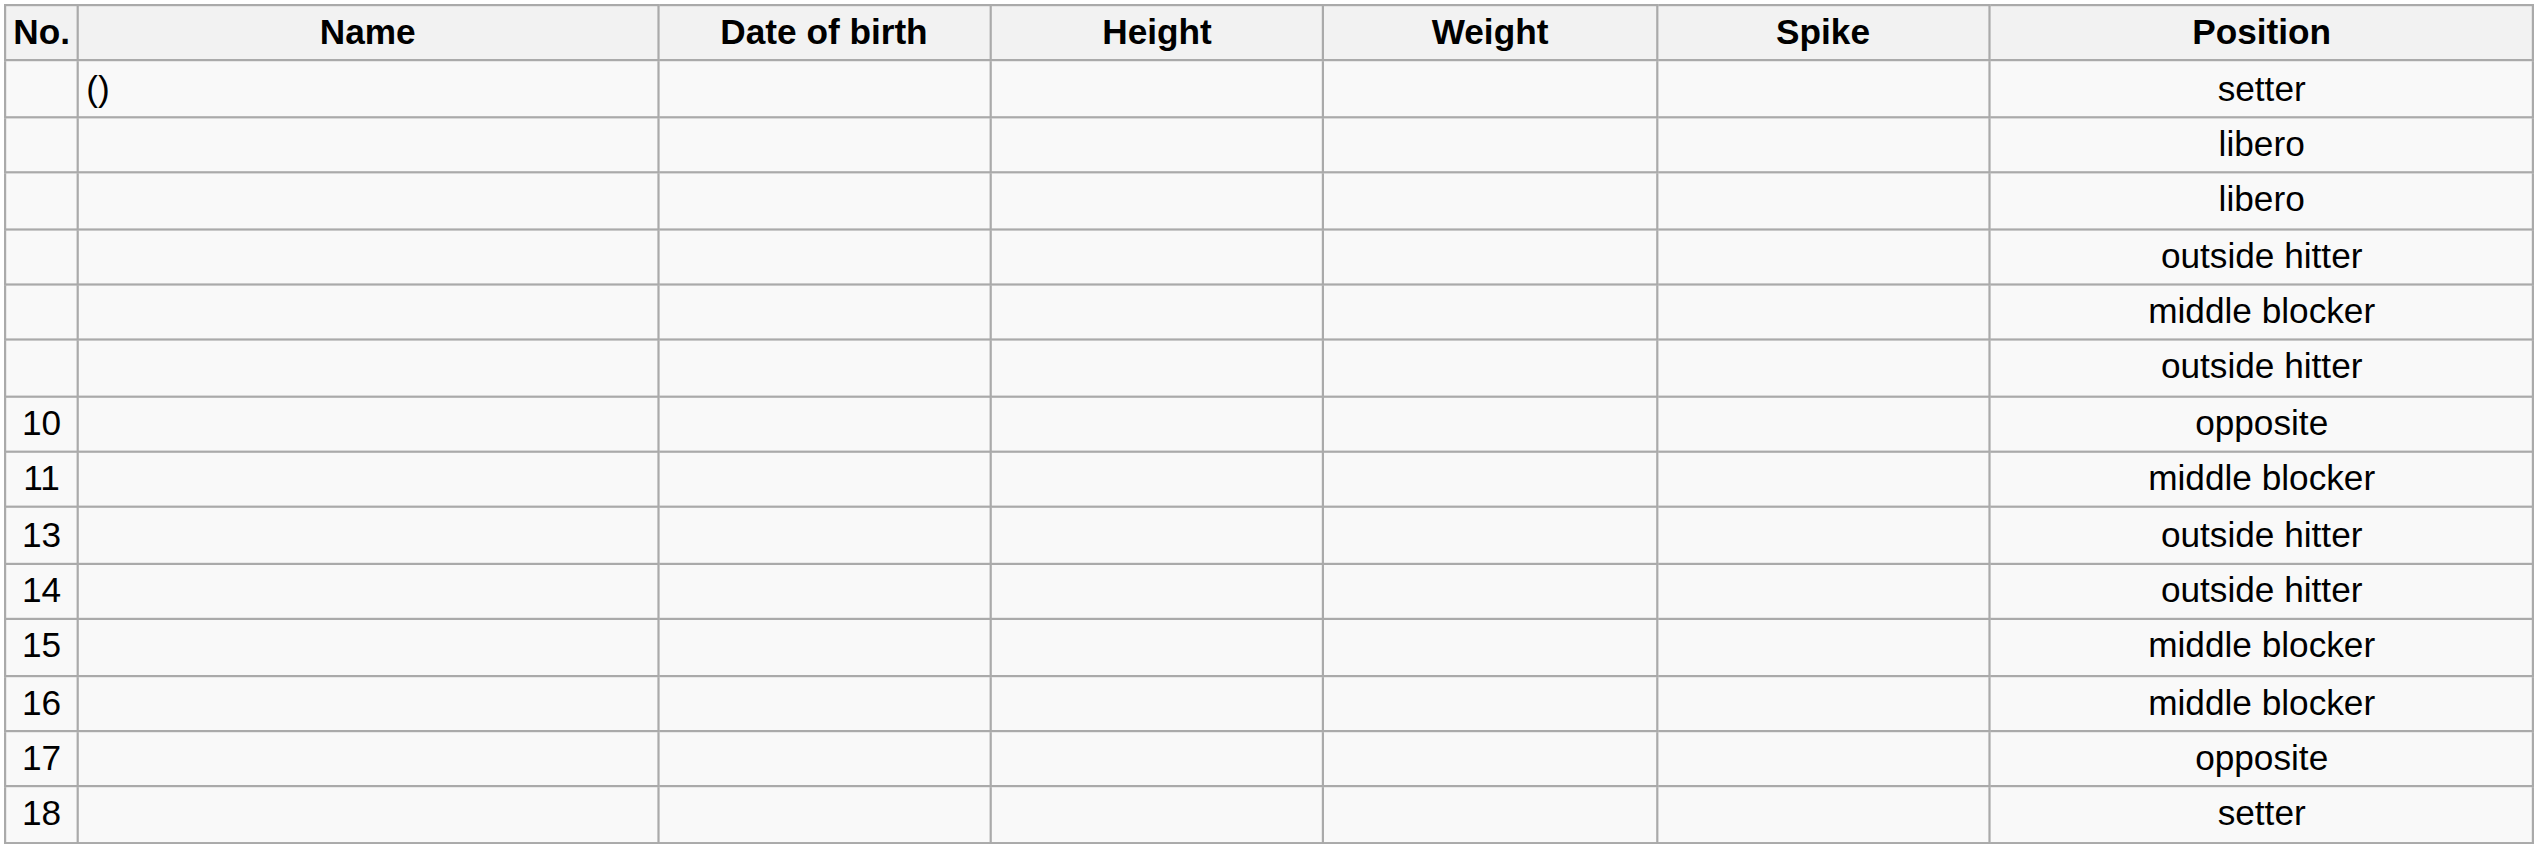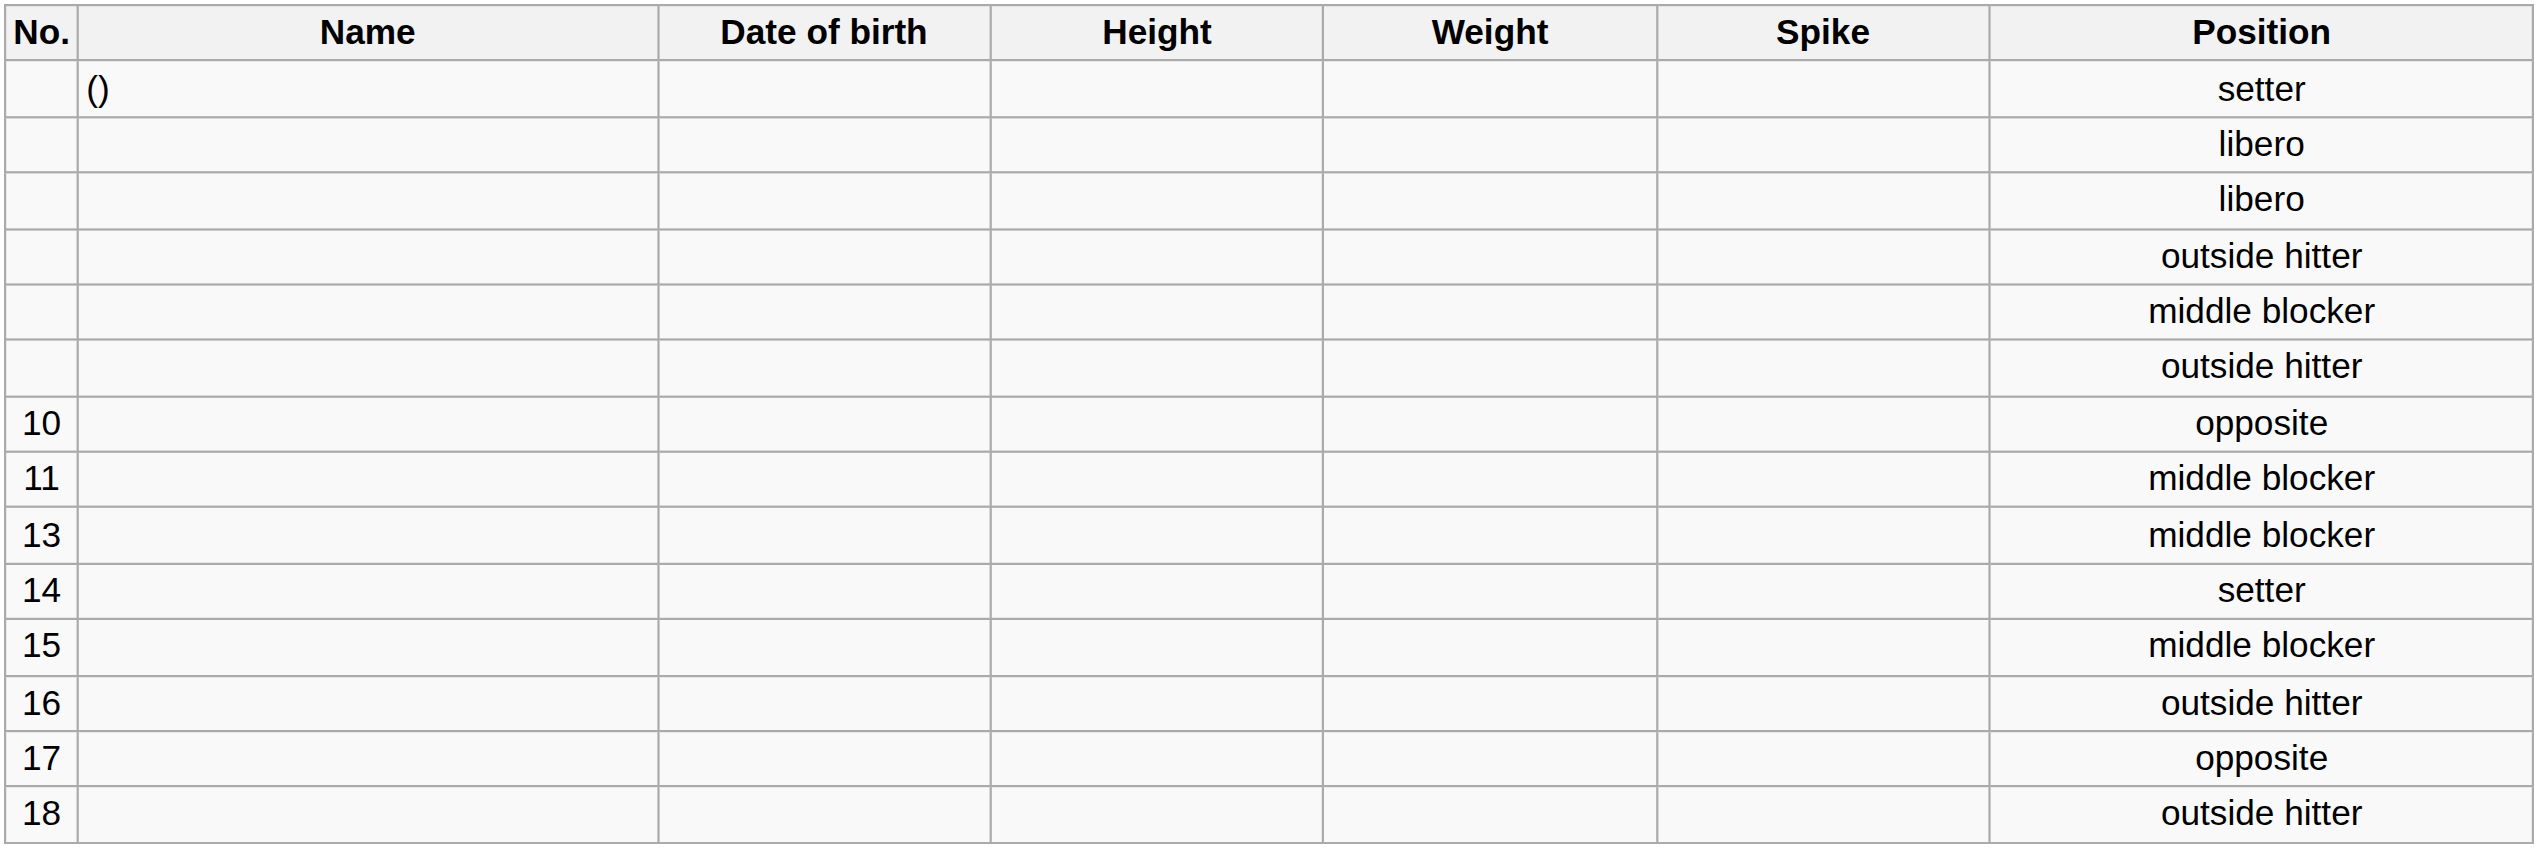(2262, 534) outside hitter -> (2262, 534) middle blocker
(2262, 590) outside hitter -> (2262, 590) setter
(2262, 702) middle blocker -> (2262, 702) outside hitter
(2262, 813) setter -> (2262, 813) outside hitter
